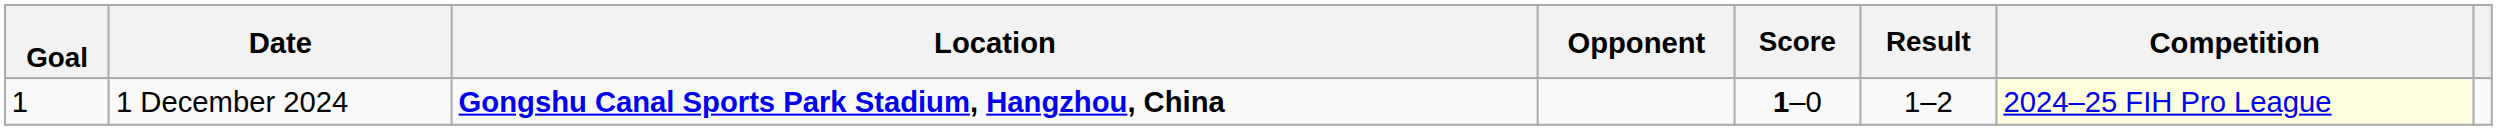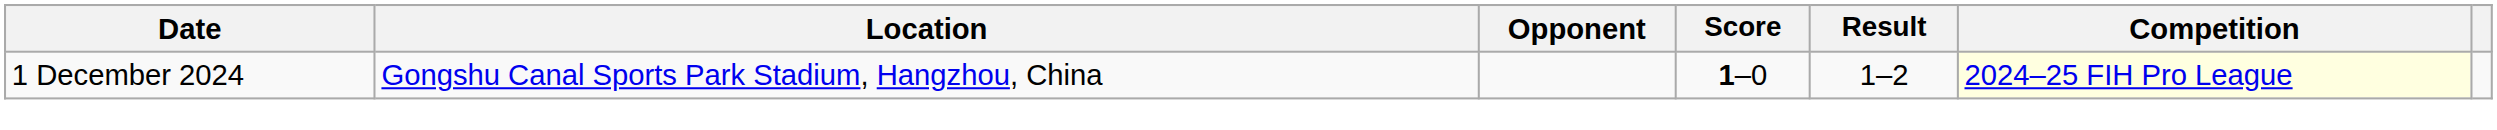- column: (57, 58)
(842, 103) bold -> (742, 75) normal
